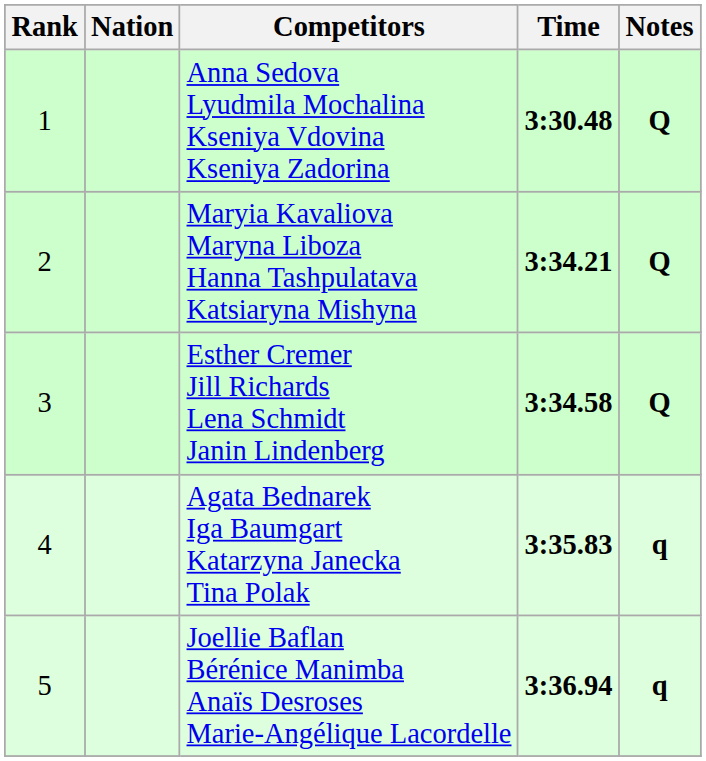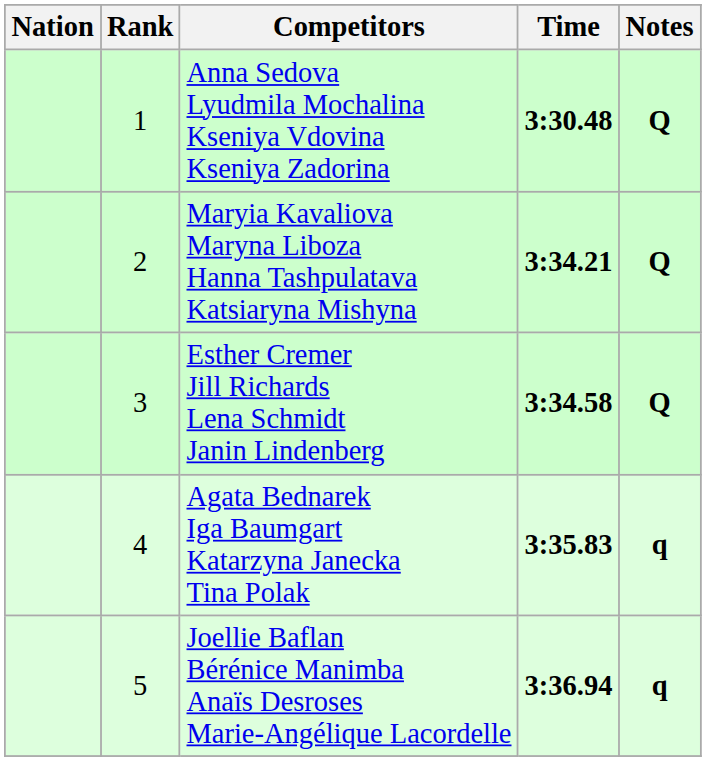columns swapped: (45, 27) <-> (132, 27)
